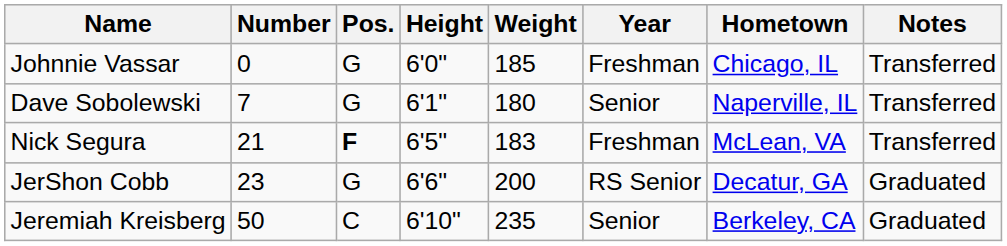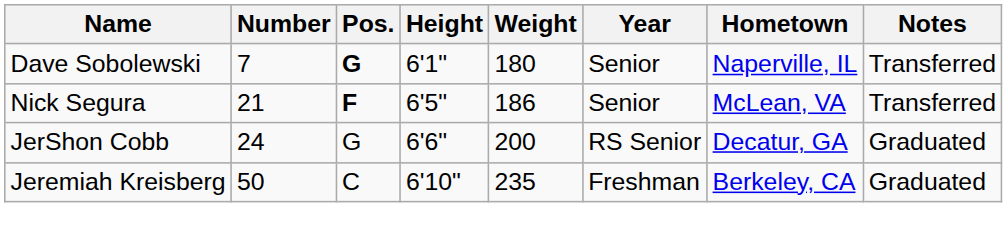- row: (95, 63)
(352, 102) normal -> (352, 63) bold
(515, 142) 183 -> (515, 102) 186
(644, 142) Freshman -> (624, 102) Senior
(251, 181) 23 -> (251, 142) 24
(624, 220) Senior -> (644, 181) Freshman
